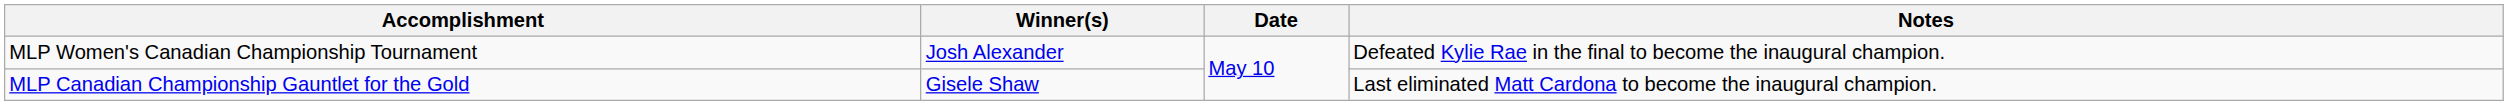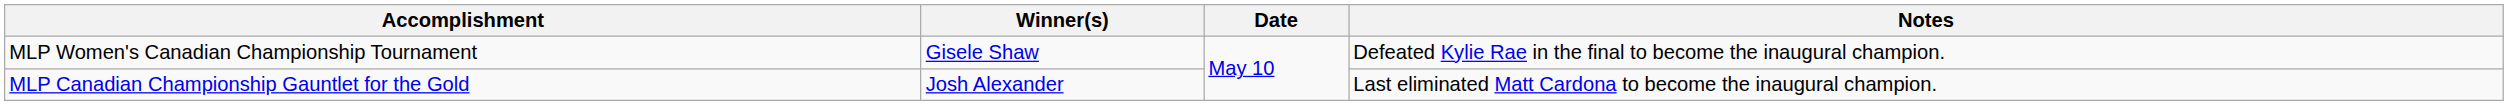(995, 52) Josh Alexander -> (982, 52) Gisele Shaw
(982, 84) Gisele Shaw -> (995, 84) Josh Alexander
